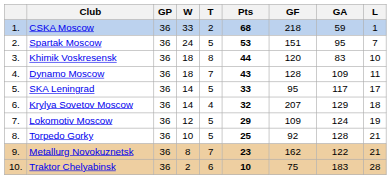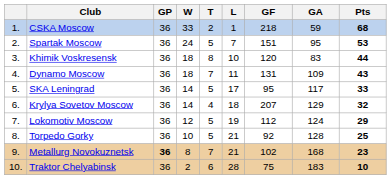columns swapped: (375, 12) <-> (246, 12)
(293, 74) 128 -> (268, 74) 131
(293, 120) 109 -> (268, 120) 112
(165, 151) normal -> (165, 151) bold
(293, 151) 162 -> (268, 151) 102
(340, 151) 122 -> (316, 151) 168
